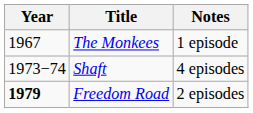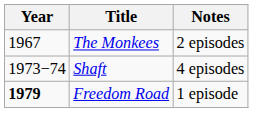(207, 42) 1 episode -> (211, 42) 2 episodes
(211, 94) 2 episodes -> (207, 94) 1 episode
